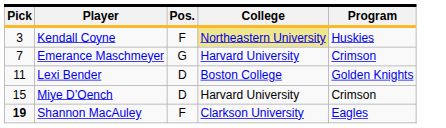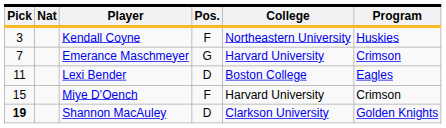+ column: (47, 16)
(263, 37) khaki background -> (288, 37) no background
(372, 75) Golden Knights -> (375, 75) Eagles
(182, 94) D -> (207, 94) F
(182, 113) F -> (207, 113) D
(350, 113) Eagles -> (397, 113) Golden Knights
